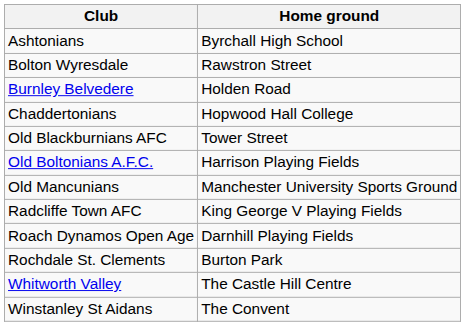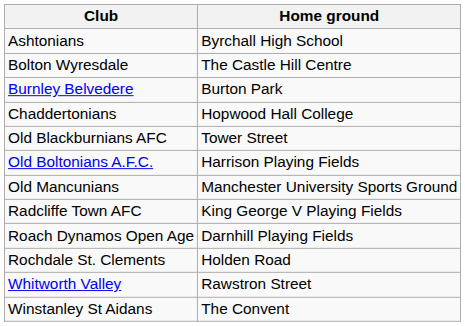(256, 65) Rawstron Street -> (276, 65) The Castle Hill Centre
(246, 89) Holden Road -> (242, 89) Burton Park
(242, 260) Burton Park -> (246, 260) Holden Road
(276, 284) The Castle Hill Centre -> (256, 284) Rawstron Street
